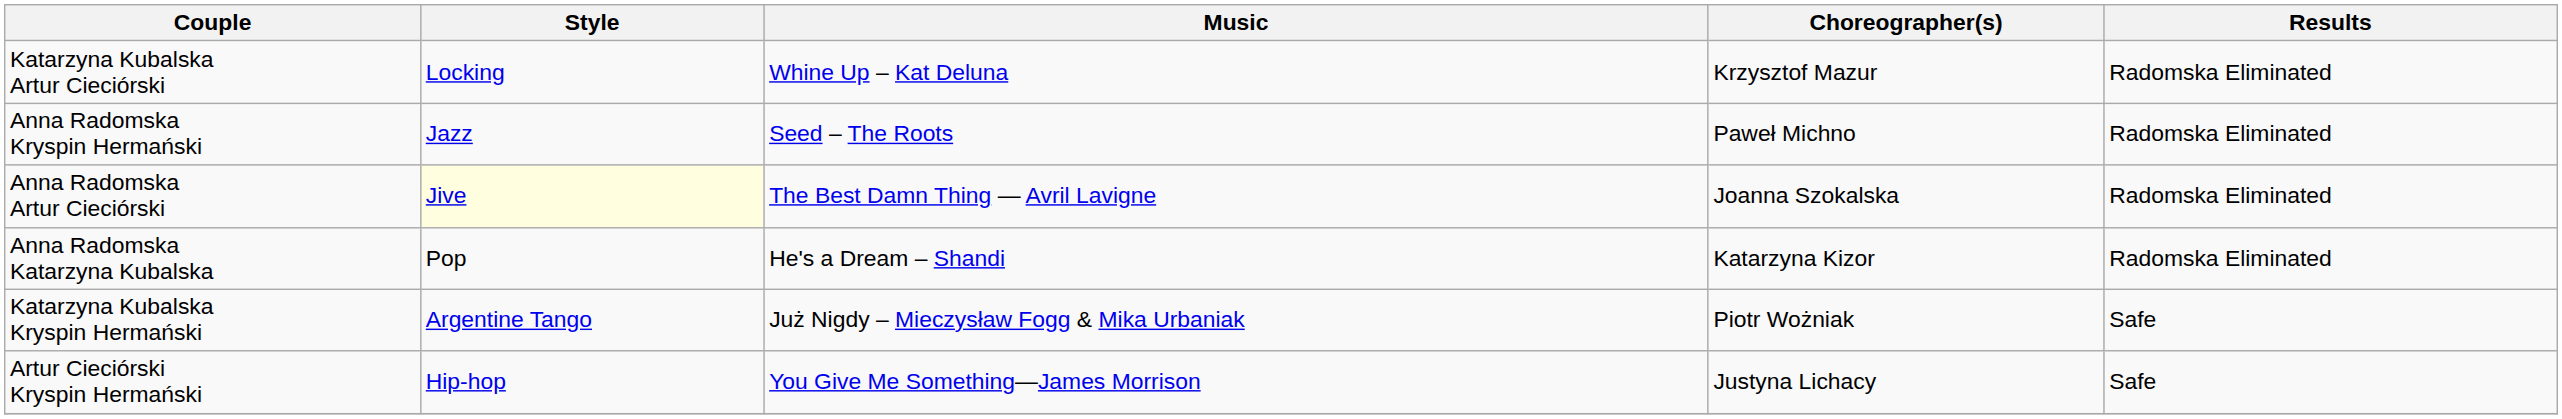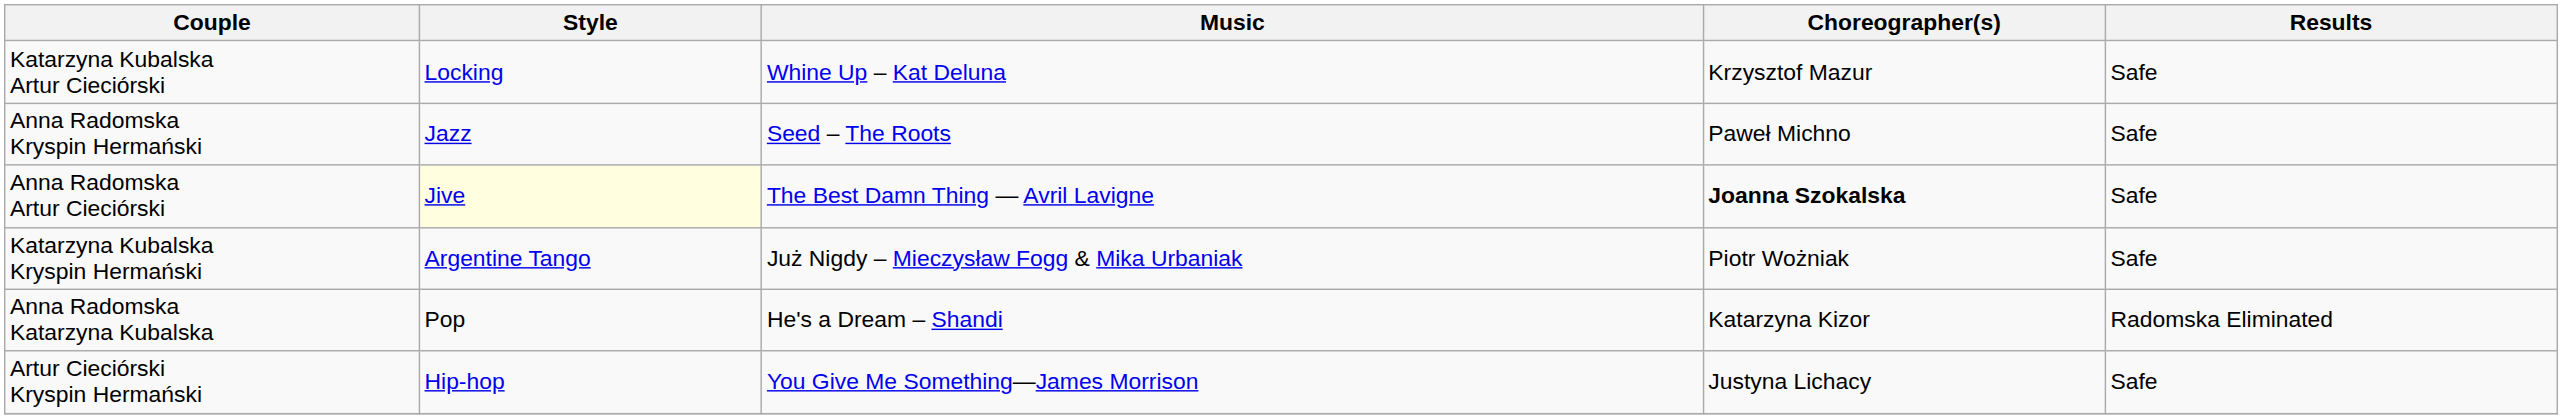(2220, 71) Radomska Eliminated -> (2134, 71) Safe
(2220, 133) Radomska Eliminated -> (2134, 133) Safe
(1806, 195) normal -> (1807, 195) bold
(2220, 195) Radomska Eliminated -> (2134, 195) Safe
rows swapped: (112, 319) <-> (112, 257)
